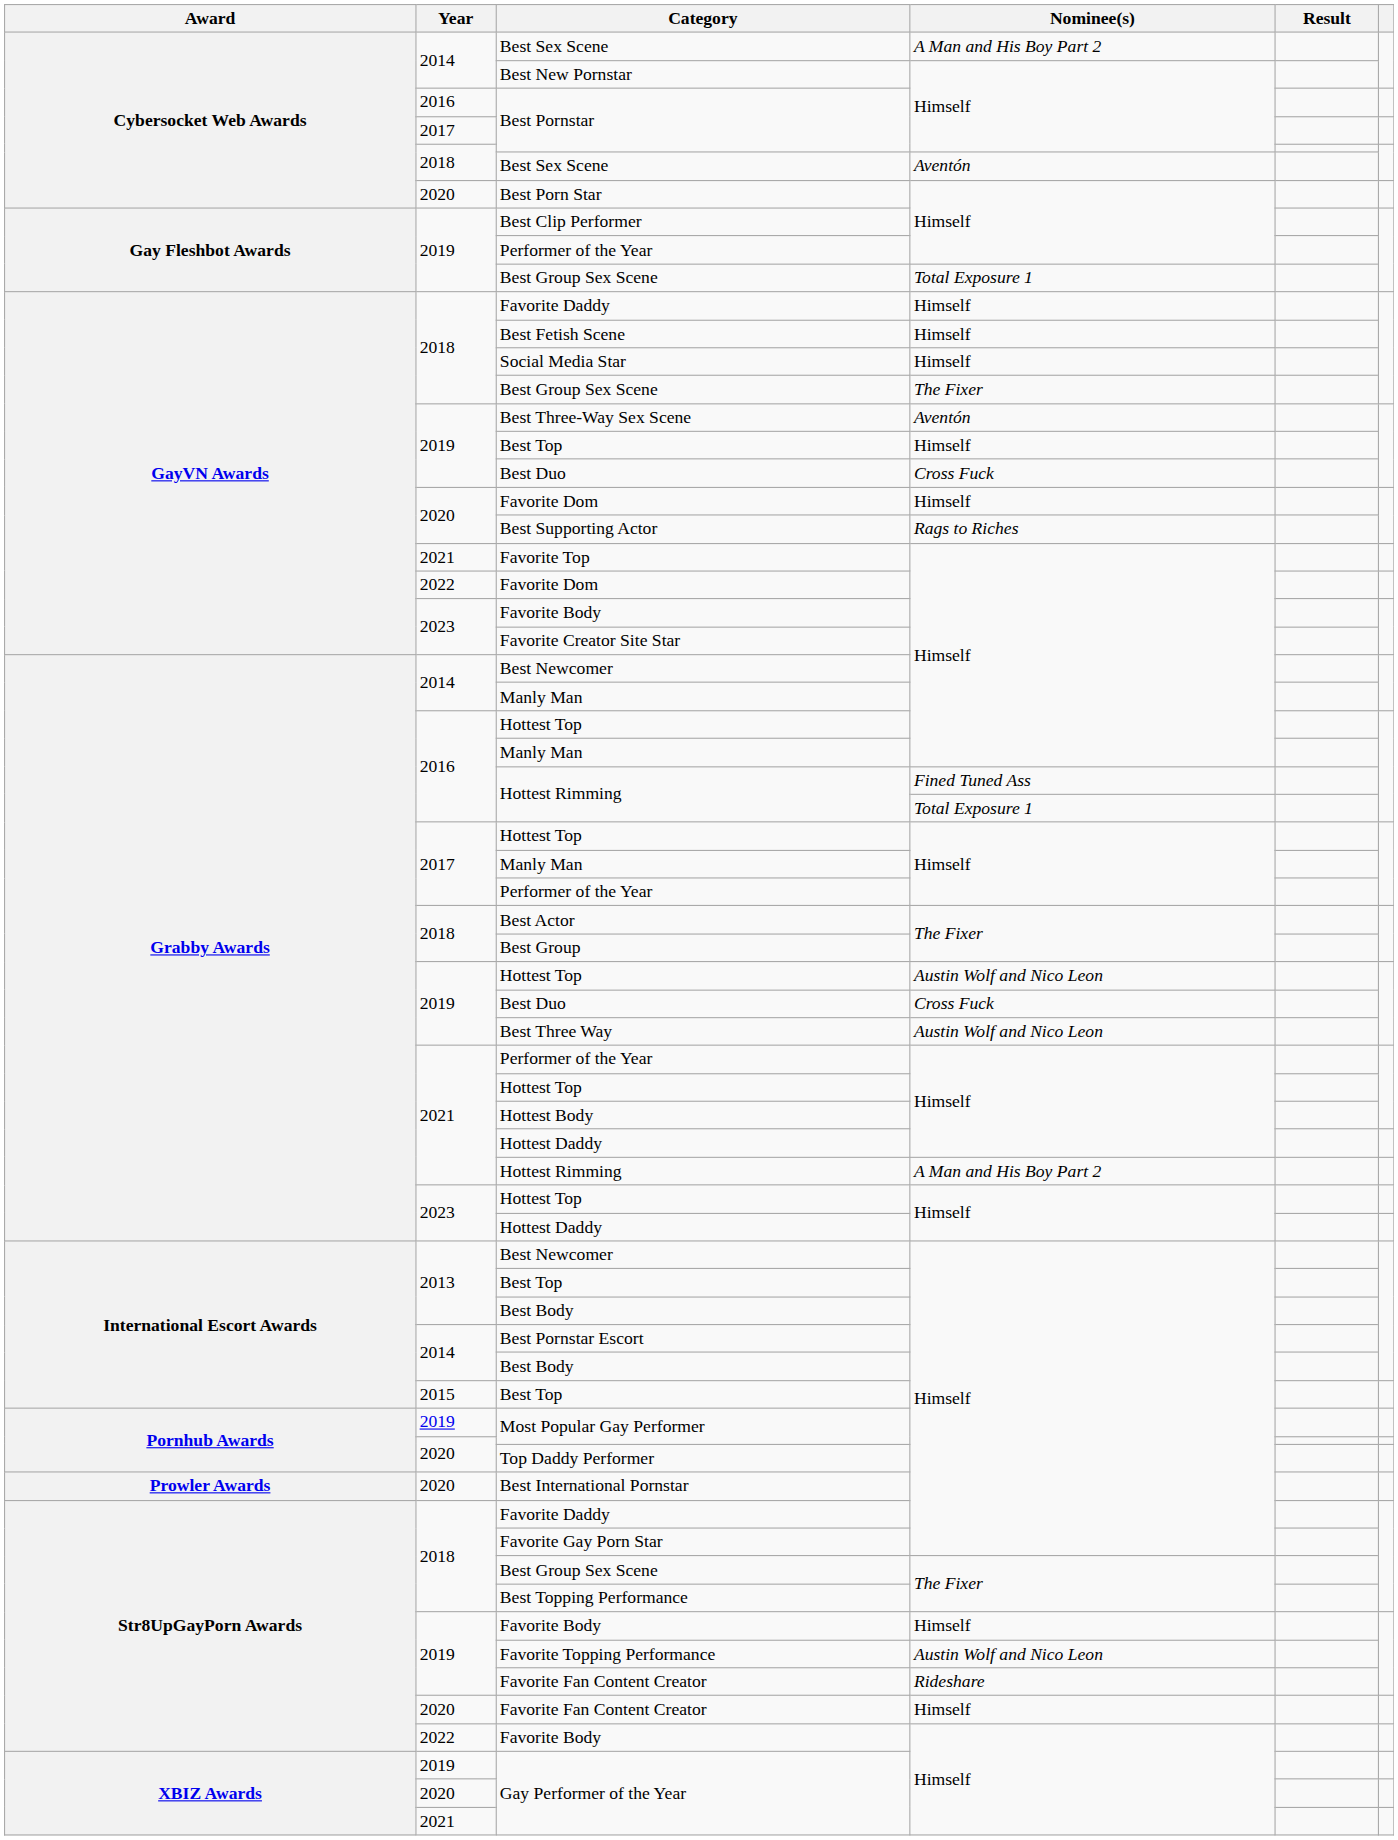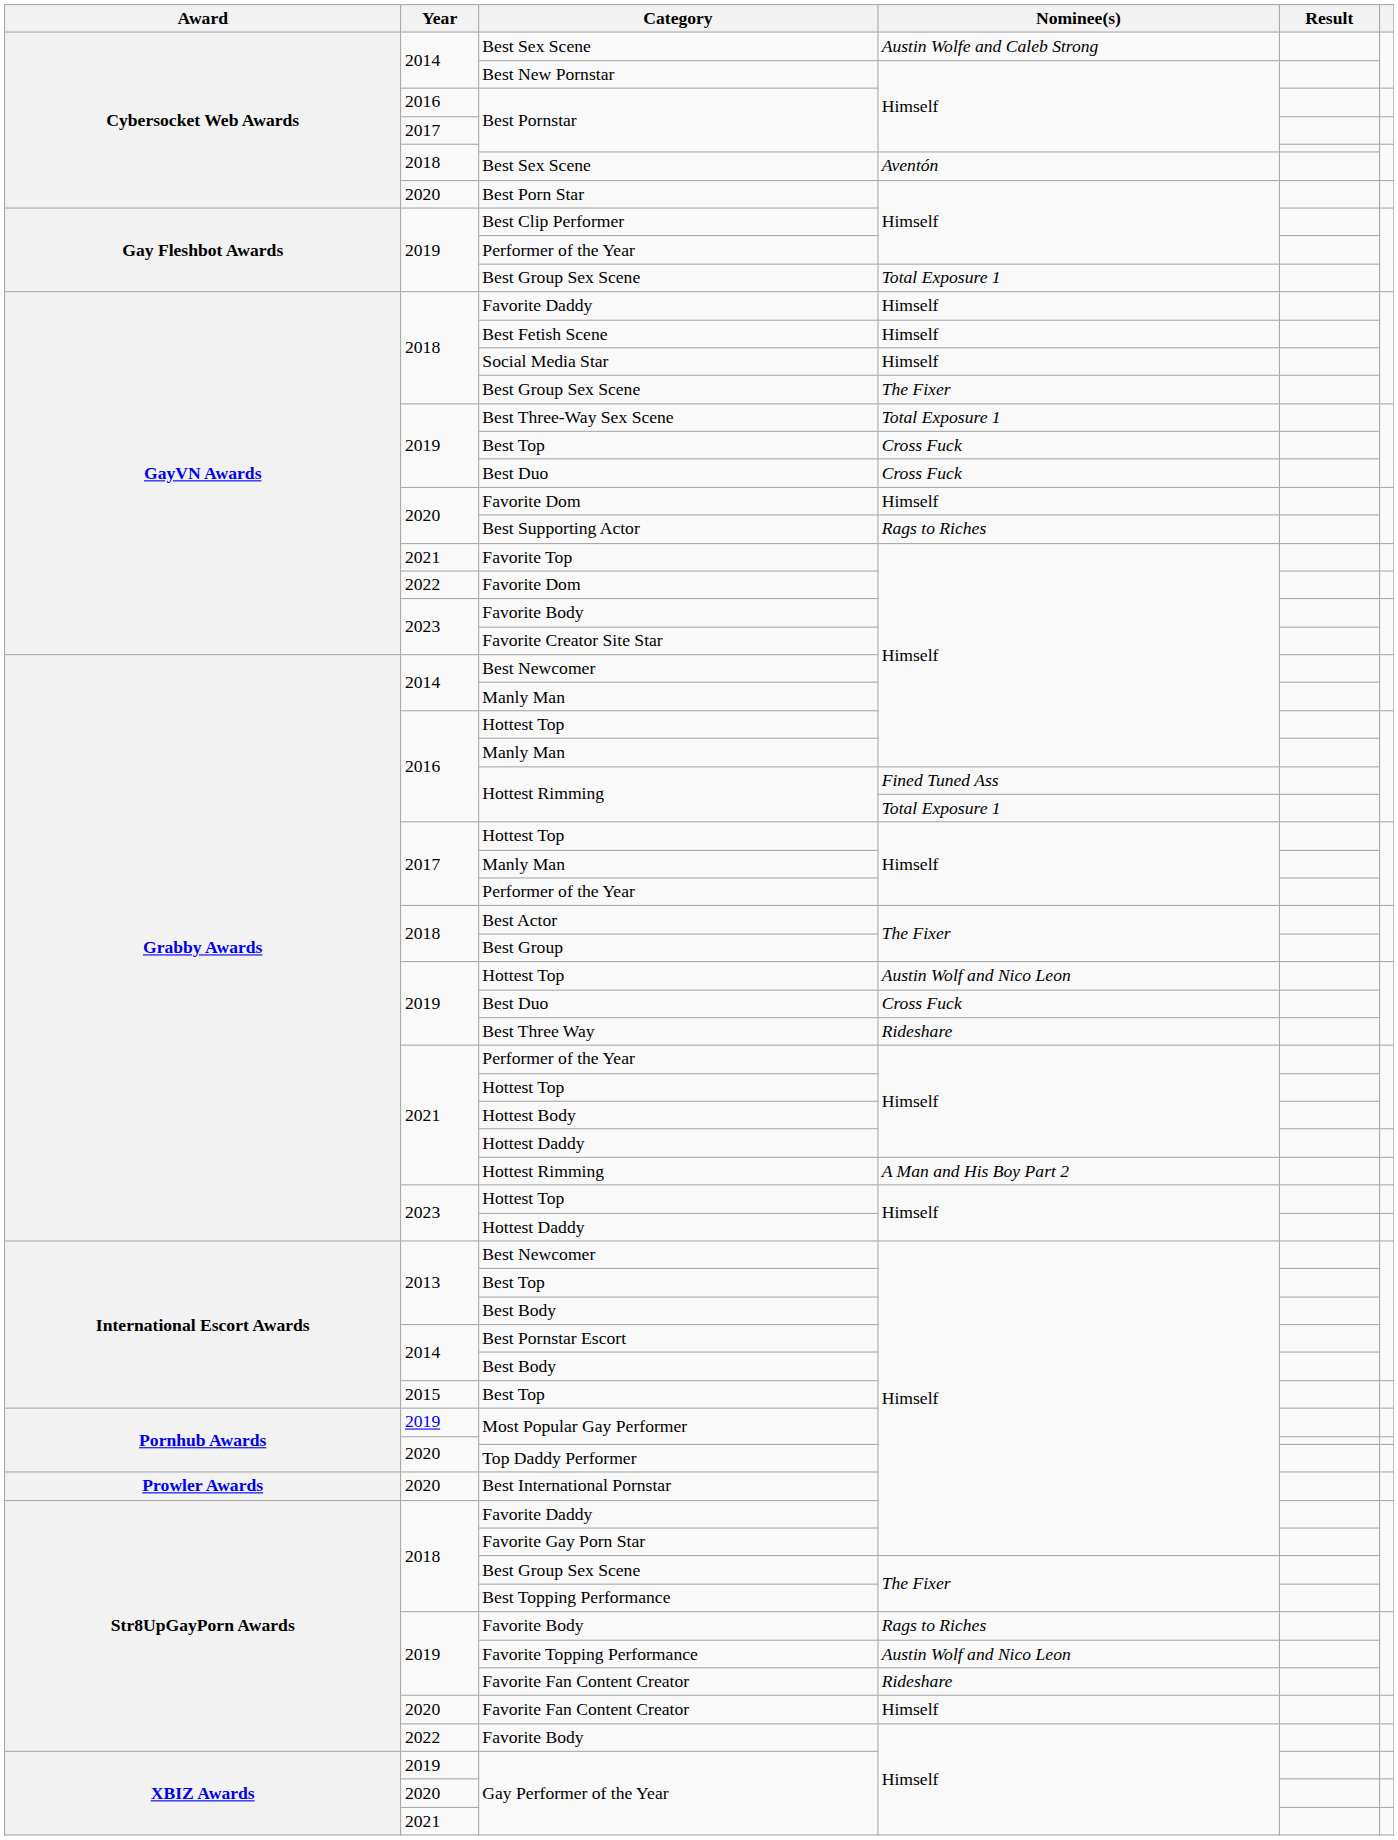(1008, 46) A Man and His Boy Part 2 -> (990, 46) Austin Wolfe and Caleb Strong
(942, 417) Aventón -> (941, 417) Total Exposure 1
(942, 445) Himself -> (922, 445) Cross Fuck
(1008, 1031) Austin Wolf and Nico Leon -> (917, 1031) Rideshare
(942, 1625) Himself -> (934, 1625) Rags to Riches
